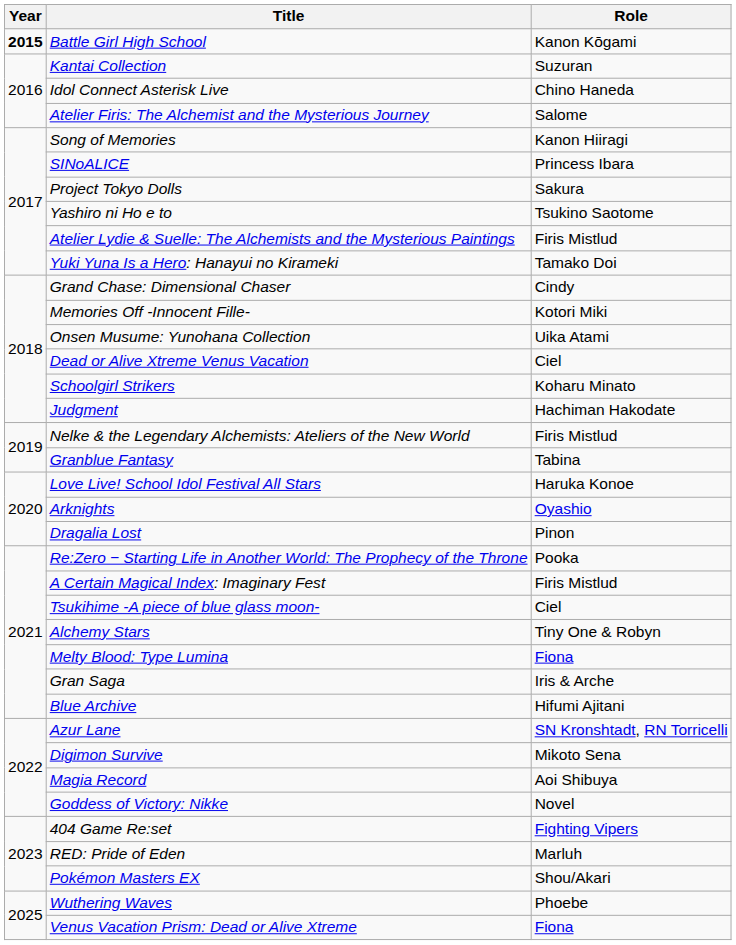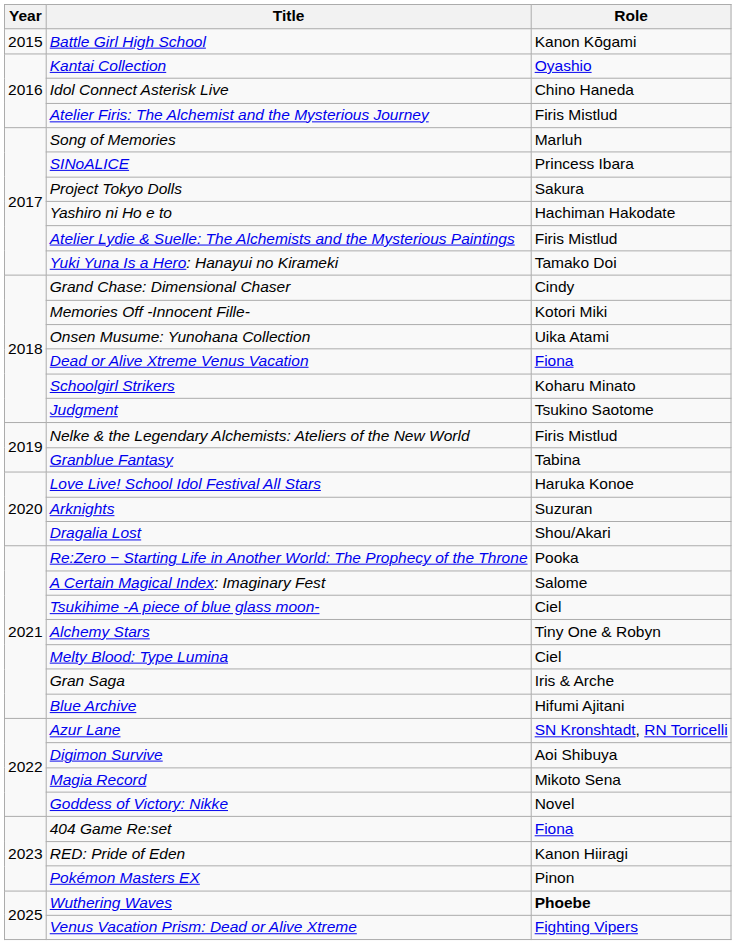(25, 41) bold -> (25, 41) normal
(564, 66) Suzuran -> (563, 66) Oyashio
(561, 115) Salome -> (576, 115) Firis Mistlud
(581, 139) Kanon Hiiragi -> (558, 139) Marluh
(594, 213) Tsukino Saotome -> (605, 213) Hachiman Hakodate
(548, 361) Ciel -> (554, 361) Fiona
(605, 410) Hachiman Hakodate -> (594, 410) Tsukino Saotome
(563, 509) Oyashio -> (564, 509) Suzuran
(555, 533) Pinon -> (573, 533) Shou/Akari
(576, 582) Firis Mistlud -> (561, 582) Salome
(554, 656) Fiona -> (548, 656) Ciel
(578, 755) Mikoto Sena -> (576, 755) Aoi Shibuya
(576, 779) Aoi Shibuya -> (578, 779) Mikoto Sena
(586, 829) Fighting Vipers -> (554, 829) Fiona
(558, 853) Marluh -> (581, 853) Kanon Hiiragi
(573, 878) Shou/Akari -> (555, 878) Pinon
(561, 902) normal -> (563, 902) bold
(554, 927) Fiona -> (586, 927) Fighting Vipers
